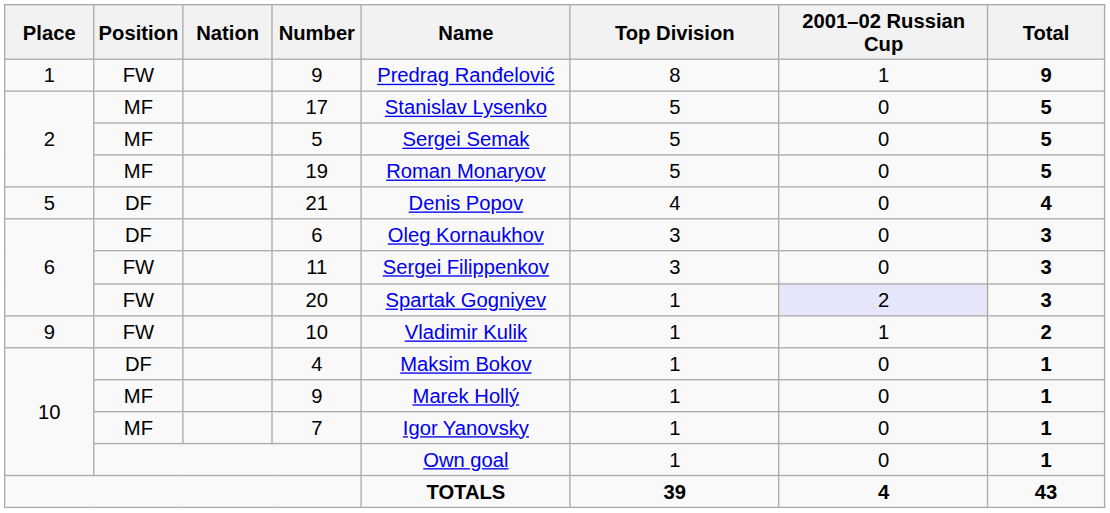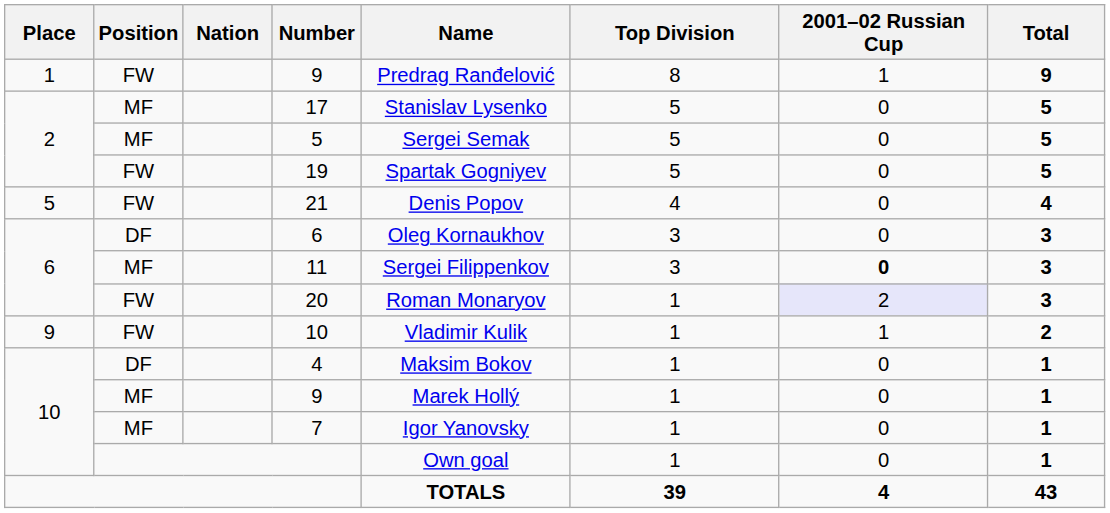(138, 171) MF -> (138, 171) FW
(466, 171) Roman Monaryov -> (466, 171) Spartak Gogniyev
(138, 203) DF -> (138, 203) FW
(138, 267) FW -> (138, 267) MF
(884, 267) normal -> (884, 267) bold
(466, 299) Spartak Gogniyev -> (466, 299) Roman Monaryov
